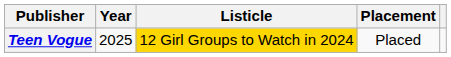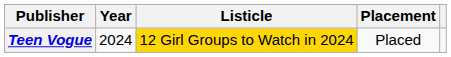(116, 40) 2025 -> (116, 40) 2024
